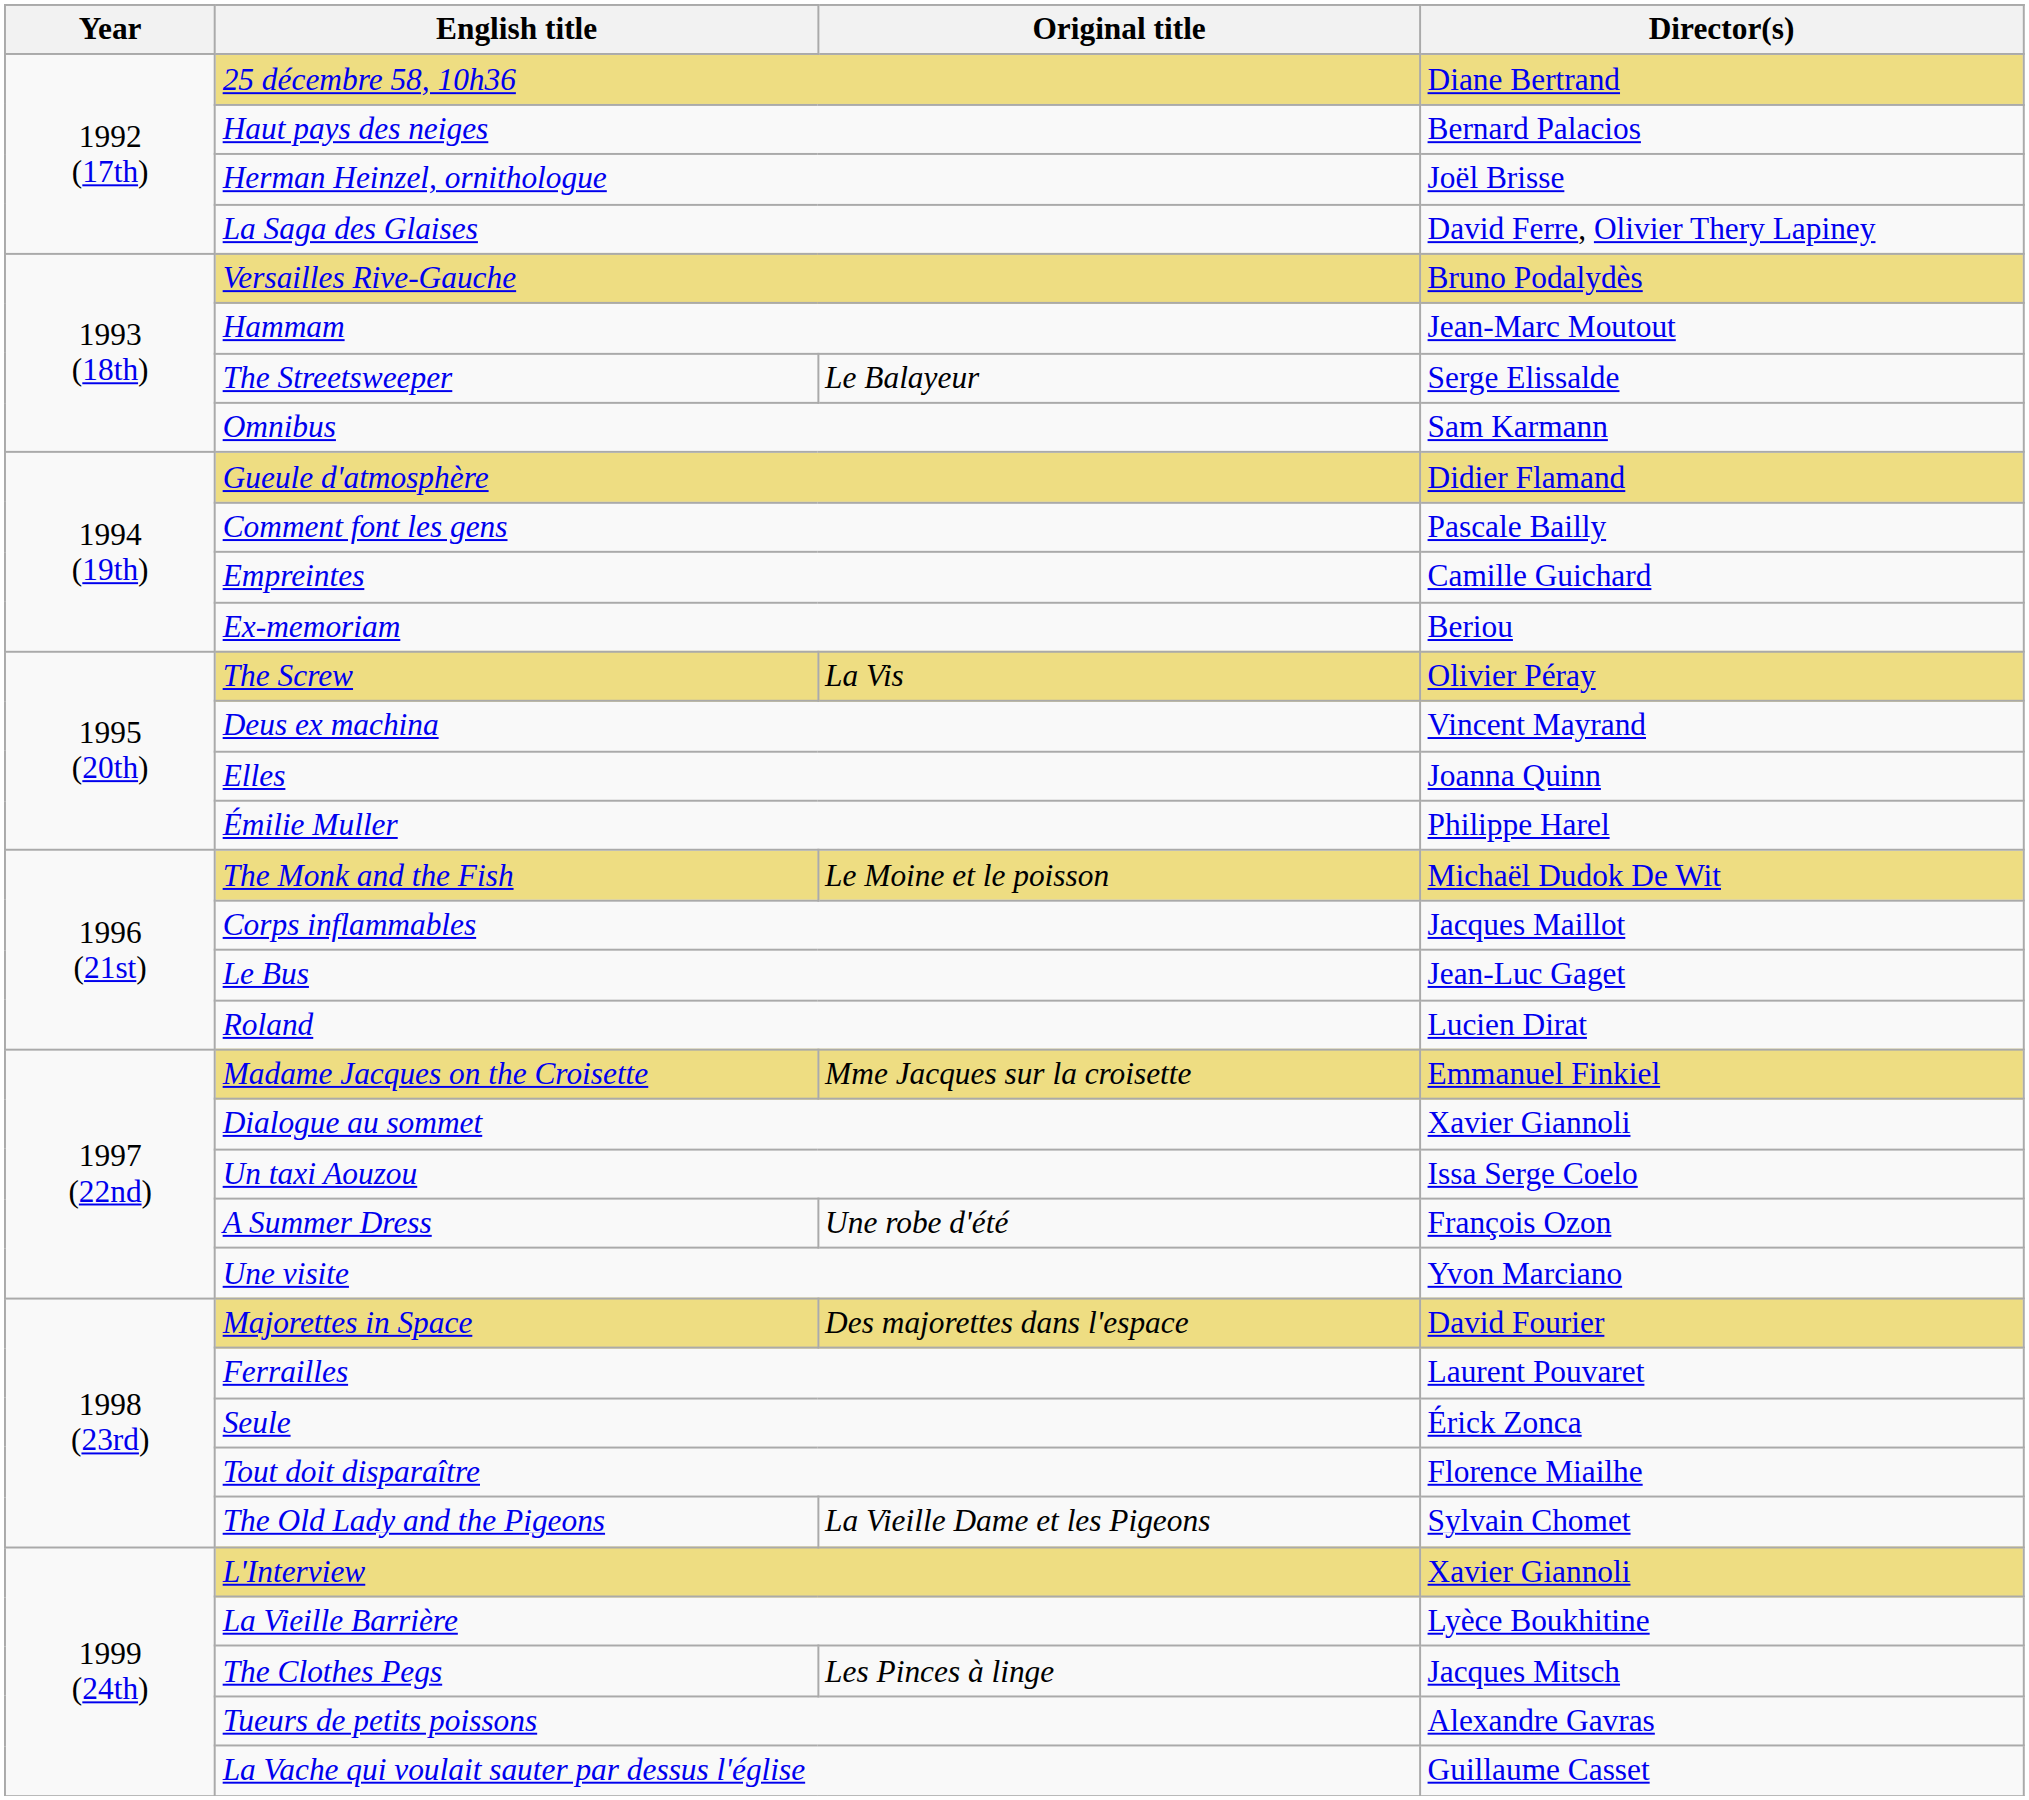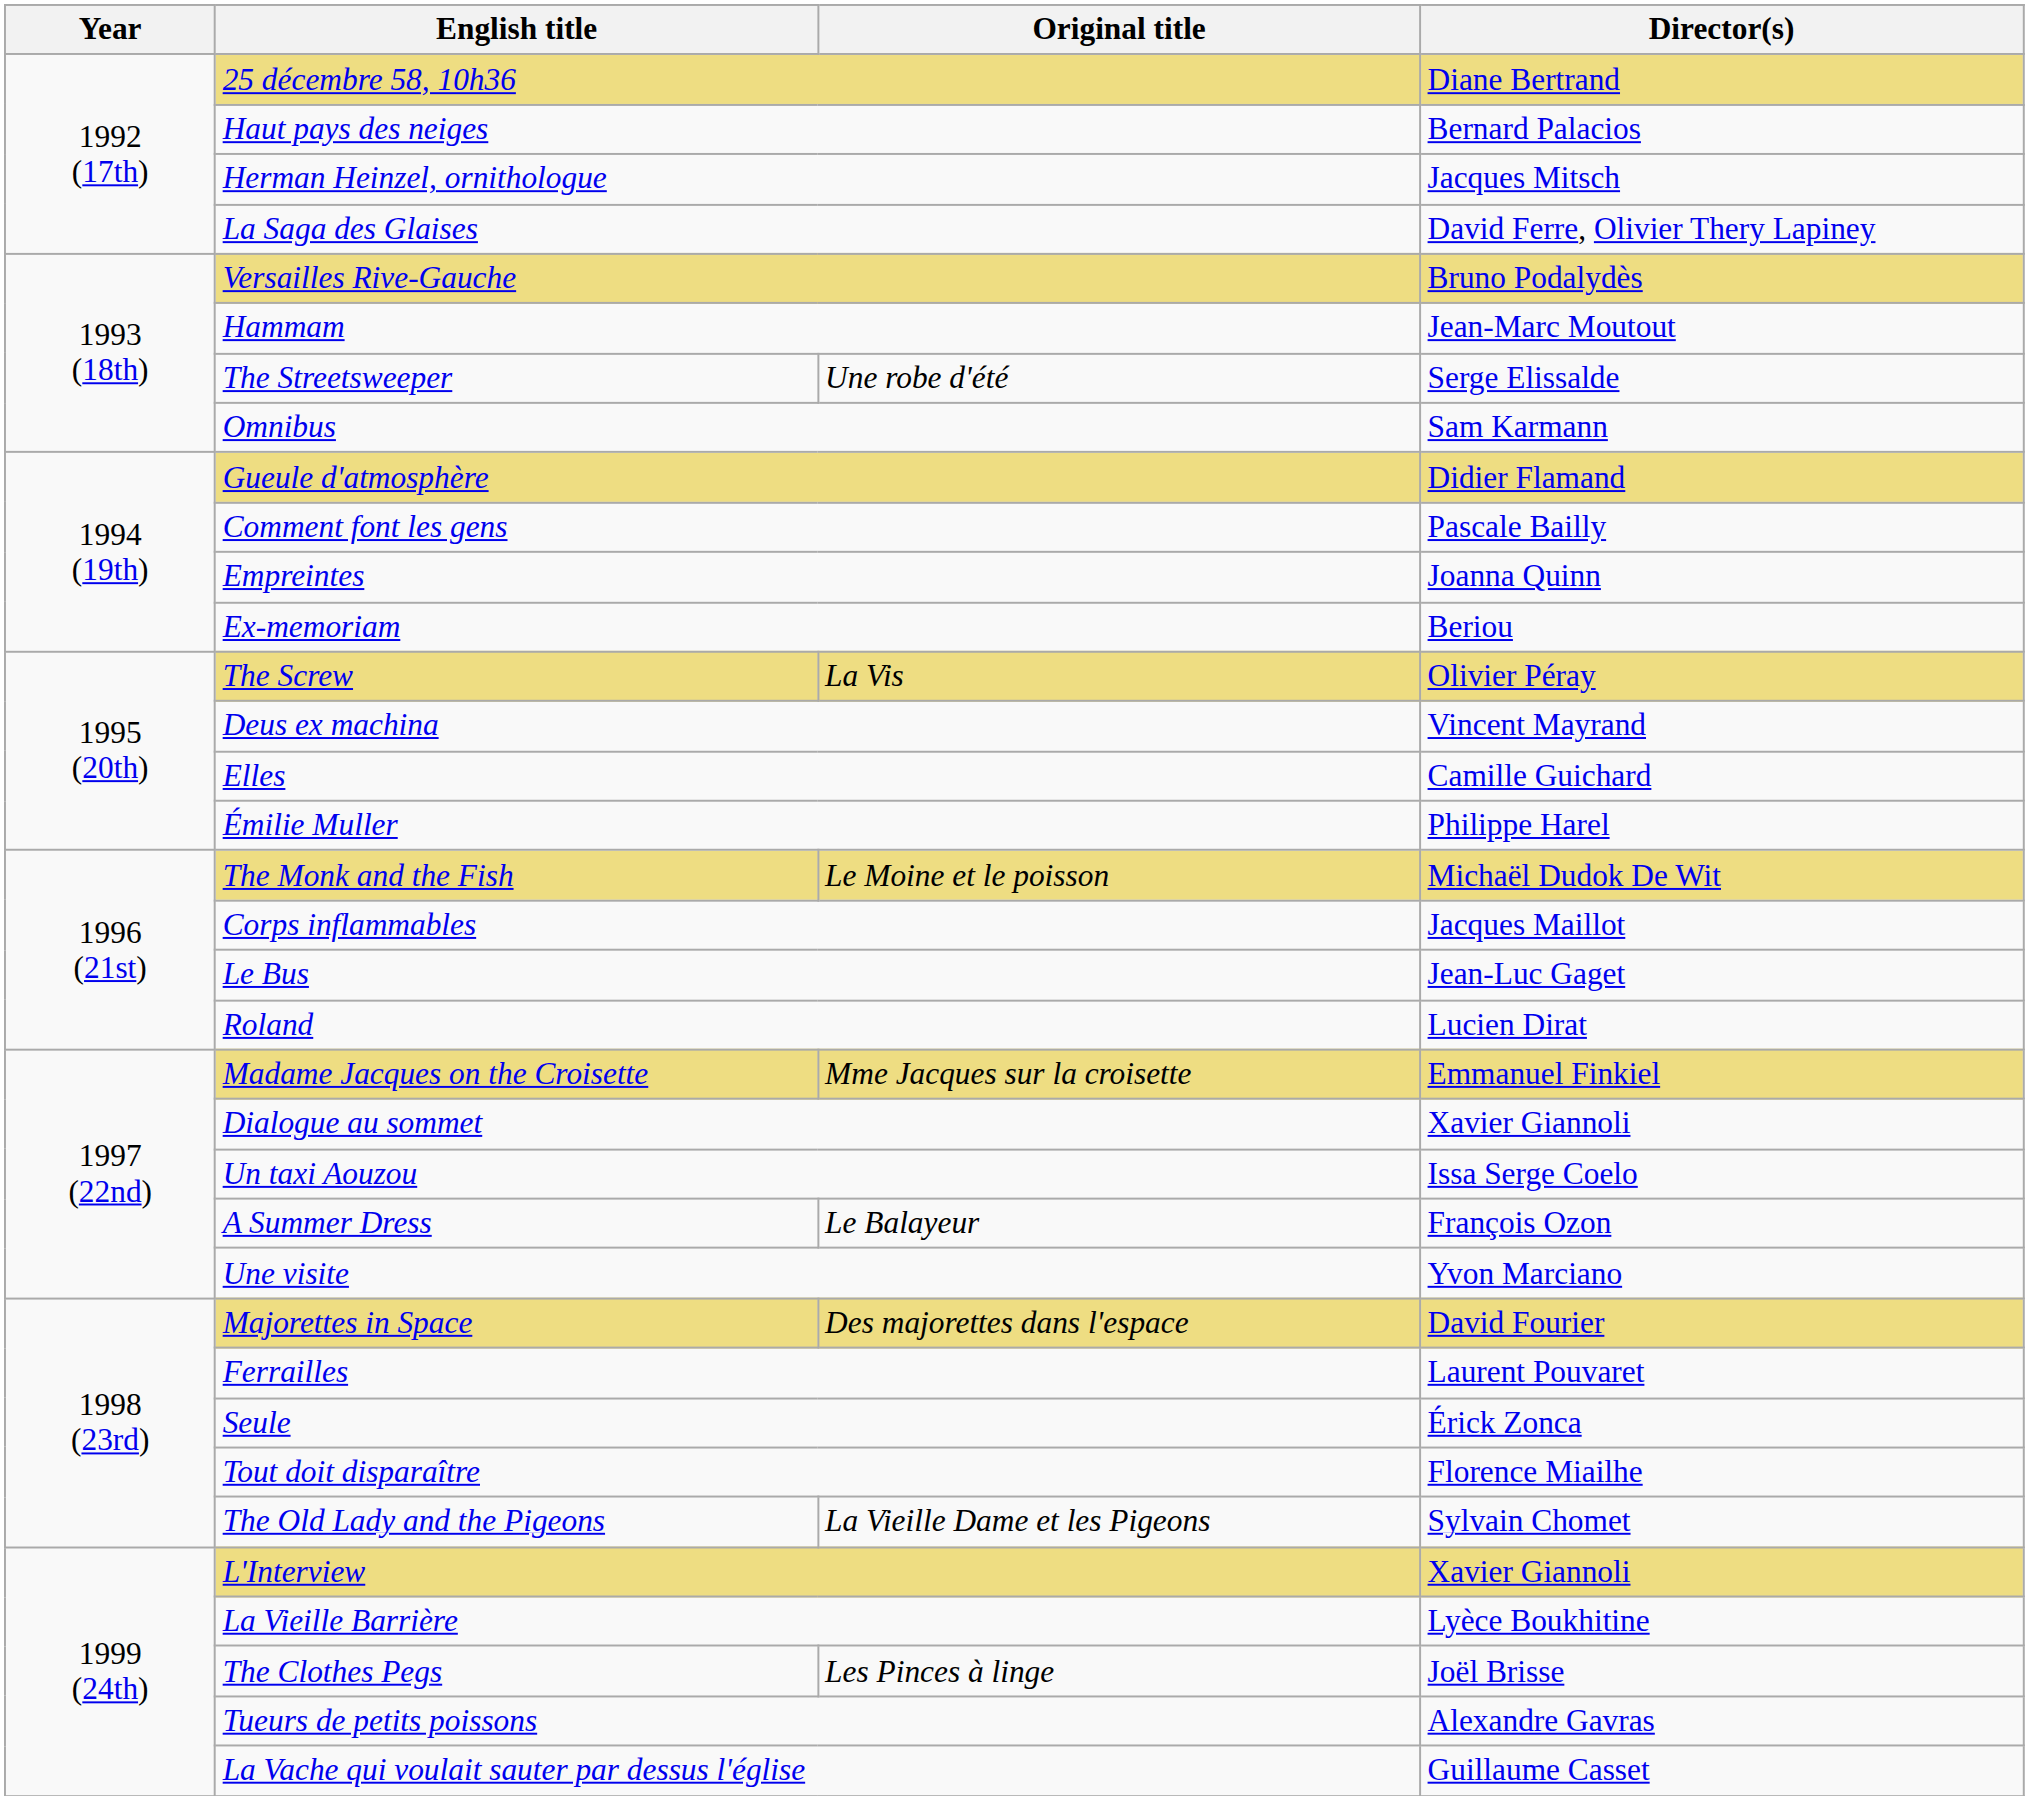(1496, 178) Joël Brisse -> (1524, 178) Jacques Mitsch
(902, 377) Le Balayeur -> (917, 377) Une robe d'été
(1539, 576) Camille Guichard -> (1514, 576) Joanna Quinn
(1514, 775) Joanna Quinn -> (1539, 775) Camille Guichard
(917, 1223) Une robe d'été -> (902, 1223) Le Balayeur
(1524, 1670) Jacques Mitsch -> (1496, 1670) Joël Brisse
